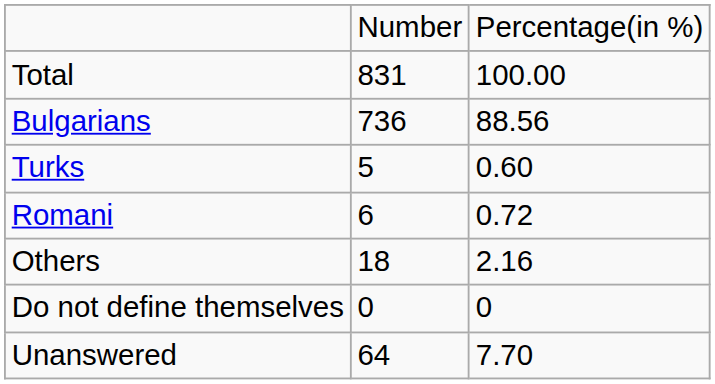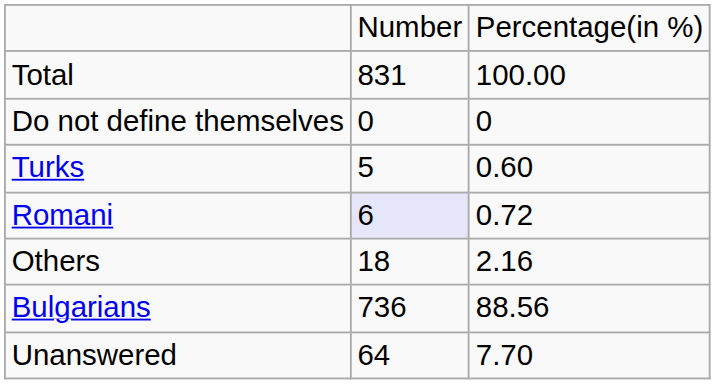rows swapped: (81, 121) <-> (178, 307)
(366, 214) no background -> (366, 214) lavender background
